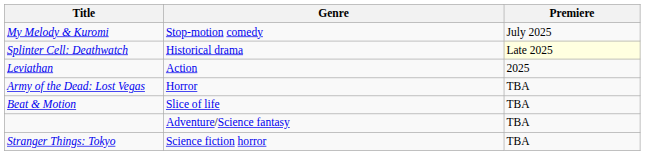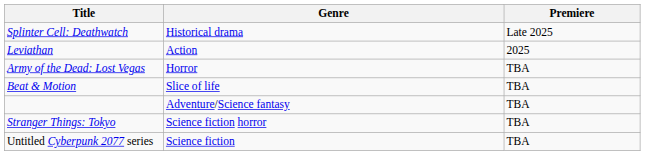- row: (58, 31)
(530, 50) lightyellow background -> (530, 31) no background
+ row: (80, 141)
